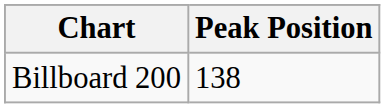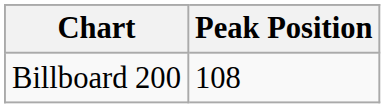(218, 77) 138 -> (218, 77) 108
